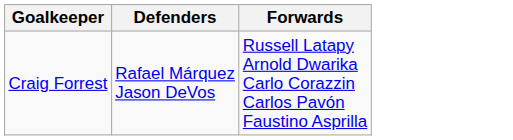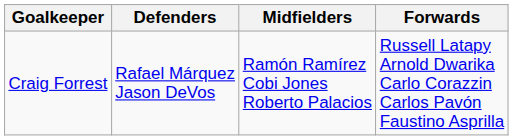+ column: (307, 17)
